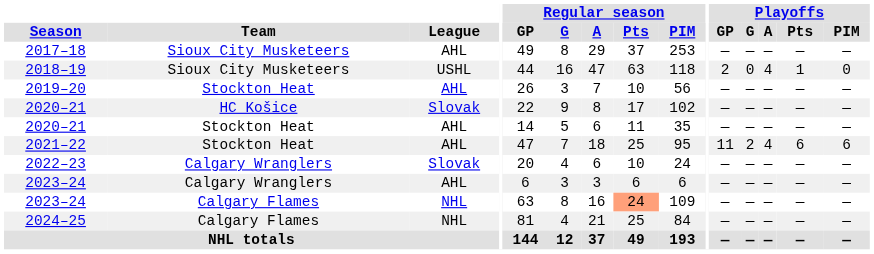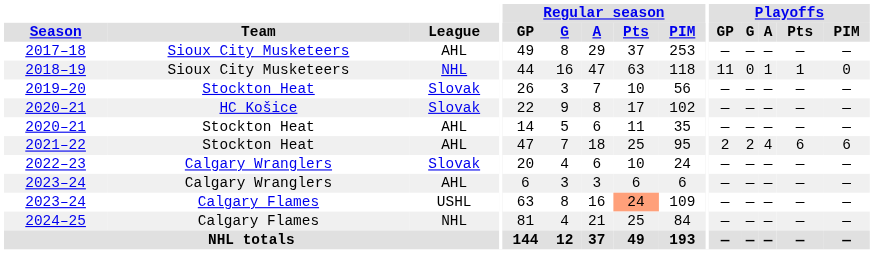(454, 70) USHL -> (454, 70) NHL
(725, 70) 2 -> (725, 70) 11
(768, 70) 4 -> (768, 70) 1
(454, 89) AHL -> (454, 89) Slovak
(725, 146) 11 -> (725, 146) 2
(454, 202) NHL -> (454, 202) USHL
